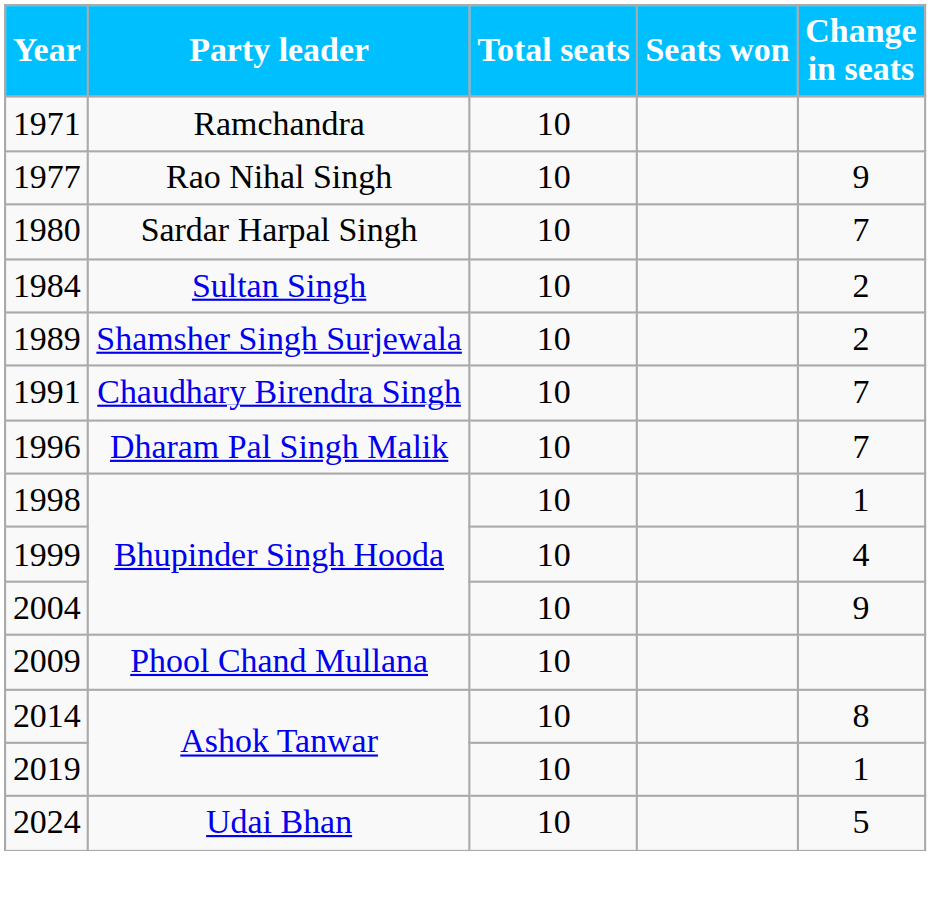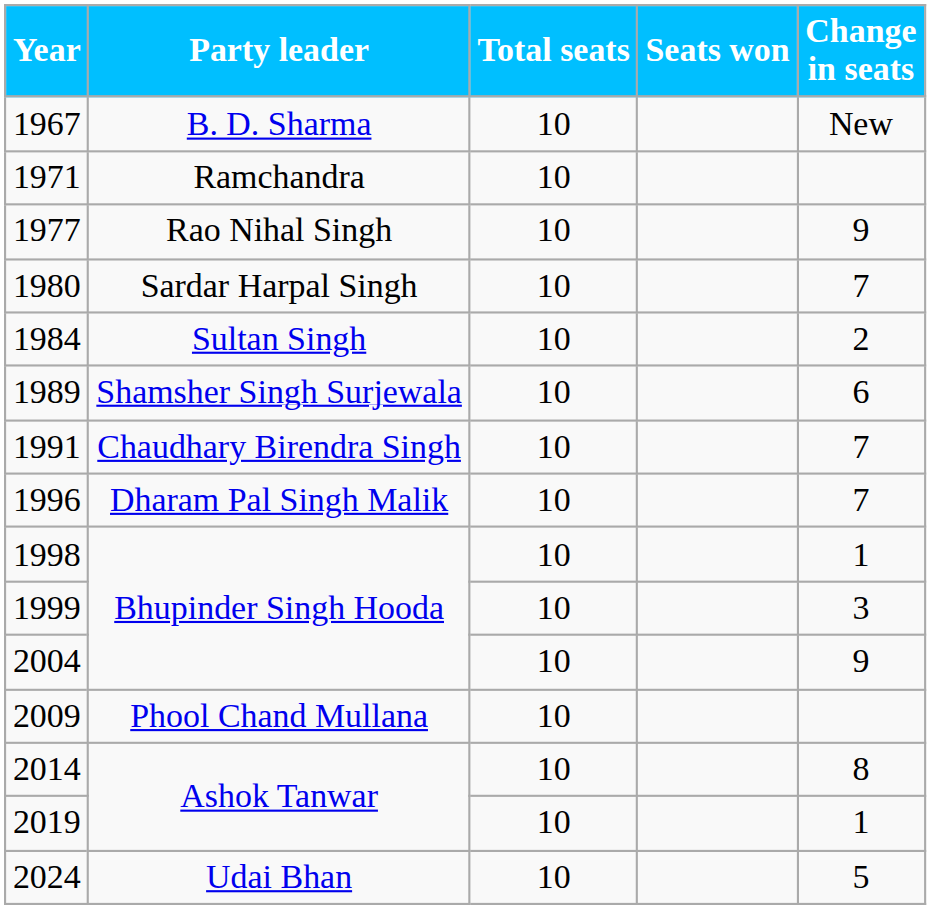+ row: (47, 123)
(861, 338) 2 -> (861, 392) 6
(861, 553) 4 -> (861, 607) 3
